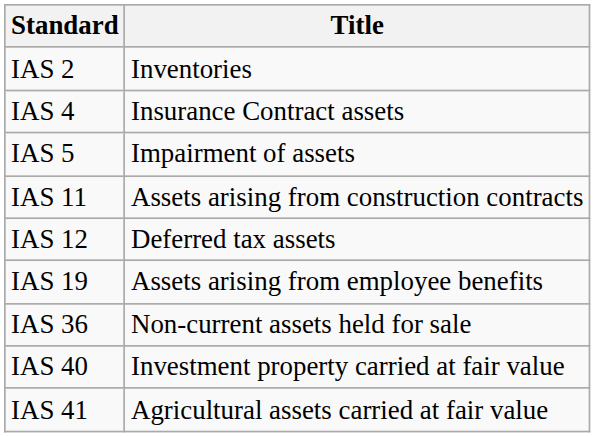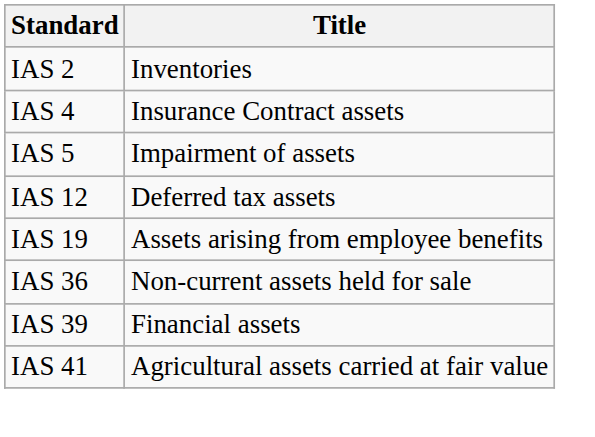- row: (49, 196)
+ row: (49, 324)
- row: (49, 366)
